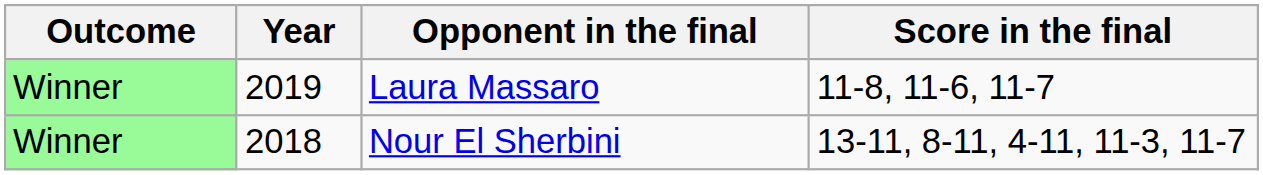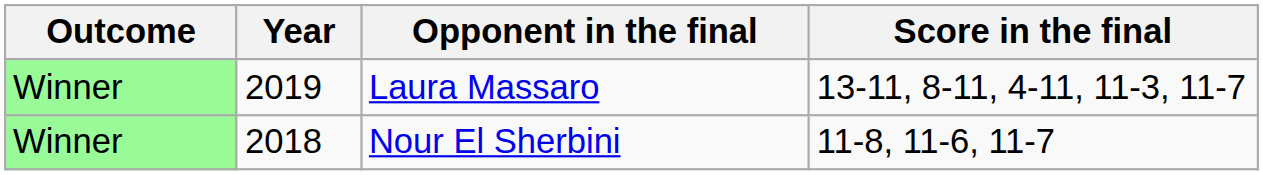(936, 86) 11-8, 11-6, 11-7 -> (1031, 86) 13-11, 8-11, 4-11, 11-3, 11-7
(1031, 141) 13-11, 8-11, 4-11, 11-3, 11-7 -> (936, 141) 11-8, 11-6, 11-7
